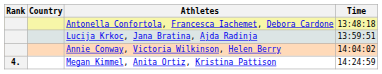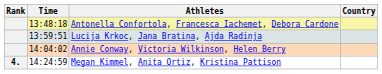columns swapped: (46, 11) <-> (357, 11)
